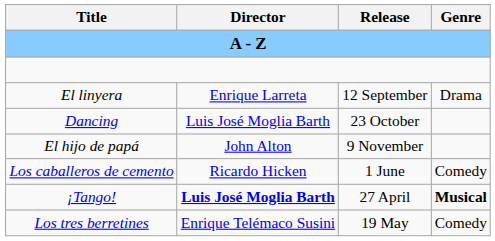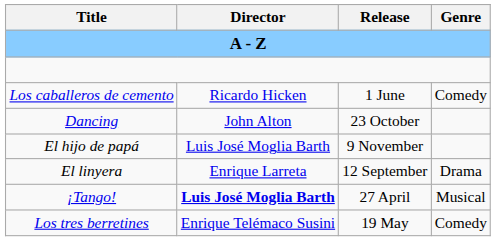rows swapped: (92, 172) <-> (92, 95)
(258, 121) Luis José Moglia Barth -> (258, 121) John Alton
(258, 146) John Alton -> (258, 146) Luis José Moglia Barth
(461, 197) bold -> (461, 197) normal
